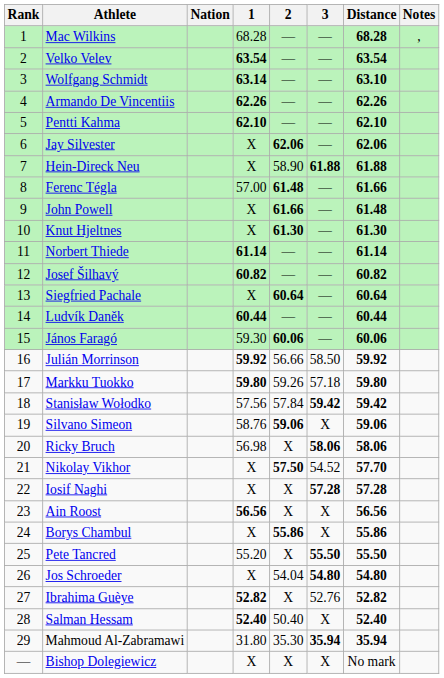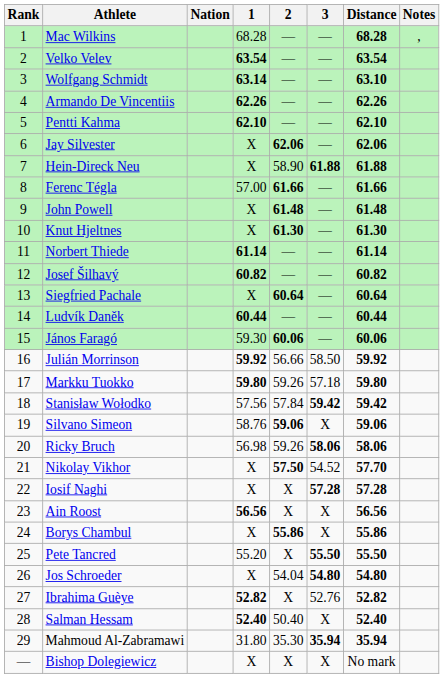(288, 187) 61.48 -> (288, 187) 61.66
(288, 209) 61.66 -> (288, 209) 61.48
(288, 446) X -> (288, 446) 59.26
